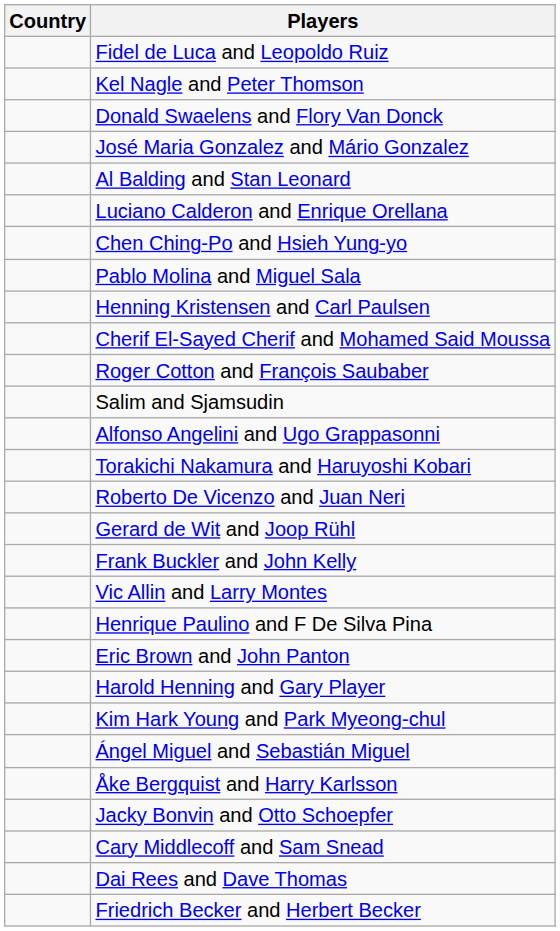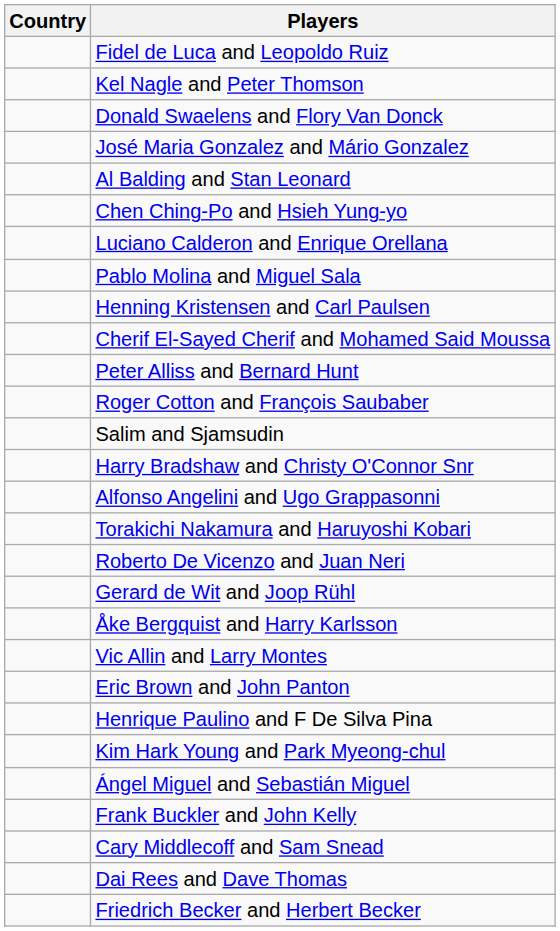rows swapped: (272, 211) <-> (251, 243)
+ row: (227, 370)
+ row: (285, 465)
rows swapped: (226, 561) <-> (246, 783)
rows swapped: (264, 624) <-> (223, 656)
- row: (240, 688)
- row: (244, 815)
